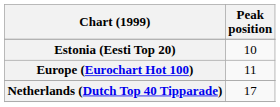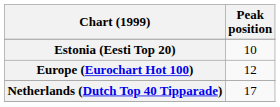(250, 70) 11 -> (250, 70) 12
